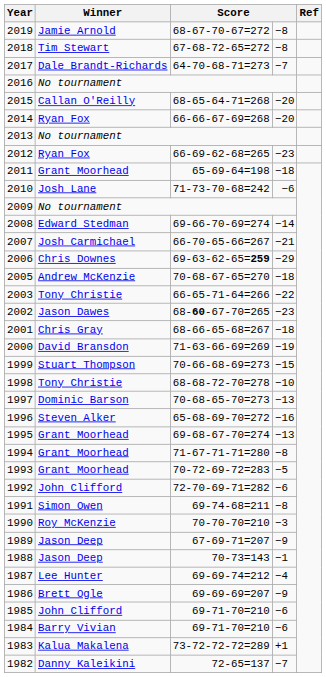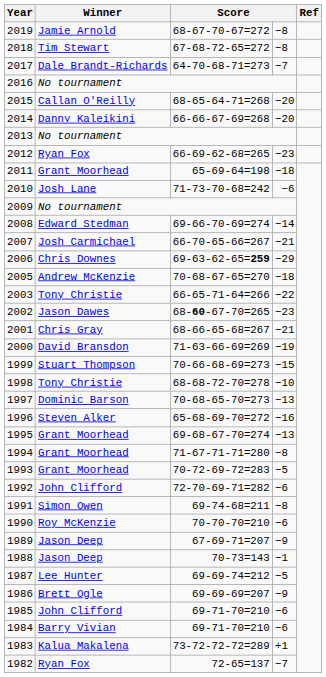(64, 119) Ryan Fox -> (87, 119) Danny Kaleikini
(285, 330) −18 -> (285, 330) −21
(281, 523) −3 -> (281, 523) −6
(281, 576) −4 -> (281, 576) −5
(87, 664) Danny Kaleikini -> (64, 664) Ryan Fox
